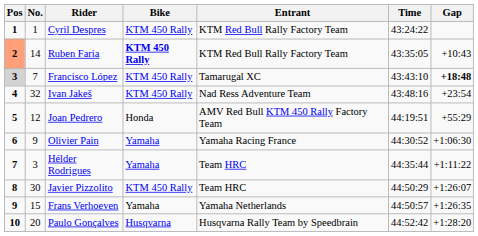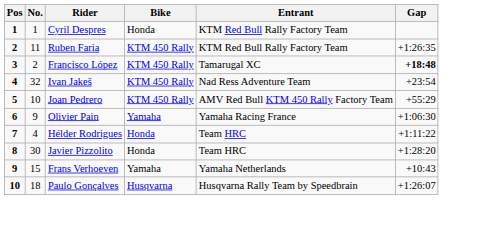- column: (410, 12)
(159, 30) KTM 450 Rally -> (141, 30) Honda
(15, 53) lightsalmon background -> (15, 47) no background
(35, 53) 14 -> (35, 47) 11
(147, 53) bold -> (160, 47) normal
(456, 53) +10:43 -> (417, 47) +1:26:35
(15, 76) lightgrey background -> (15, 64) no background
(35, 76) 7 -> (35, 64) 2
(35, 117) 12 -> (35, 99) 10
(139, 117) Honda -> (160, 99) KTM 450 Rally
(35, 164) 3 -> (35, 133) 4
(142, 164) Yamaha -> (141, 133) Honda
(159, 187) KTM 450 Rally -> (141, 150) Honda
(452, 187) +1:26:07 -> (417, 150) +1:28:20
(452, 205) +1:26:35 -> (421, 168) +10:43
(35, 222) 20 -> (35, 185) 18
(452, 222) +1:28:20 -> (417, 185) +1:26:07
